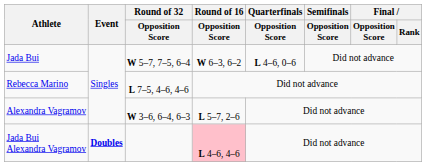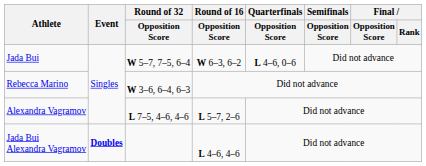(159, 90) L 7–5, 4–6, 4–6 -> (159, 90) W 3–6, 6–4, 6–3
(159, 117) W 3–6, 6–4, 6–3 -> (159, 117) L 7–5, 4–6, 4–6
(219, 154) pink background -> (219, 154) no background
